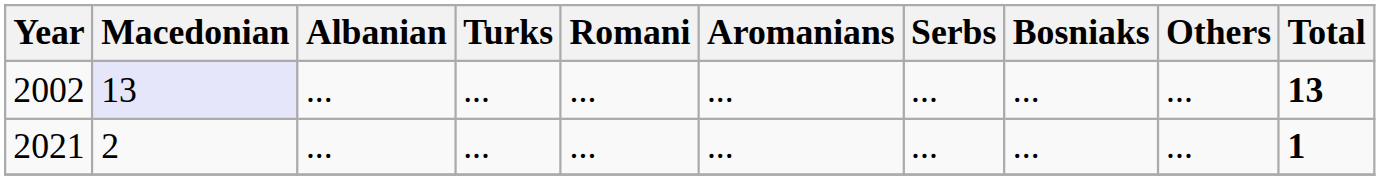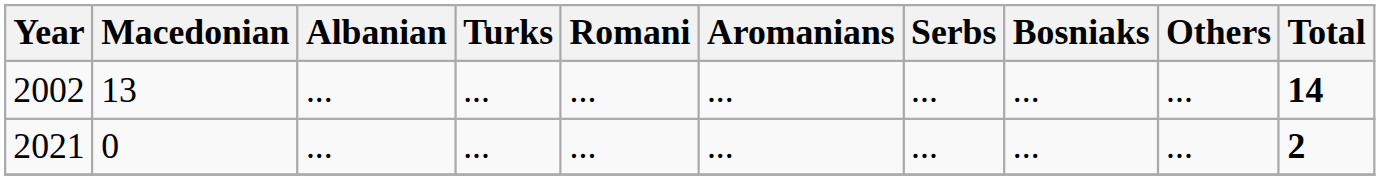(119, 89) lavender background -> (119, 89) no background
(1305, 89) 13 -> (1305, 89) 14
(110, 145) 2 -> (110, 145) 0
(1297, 145) 1 -> (1297, 145) 2
